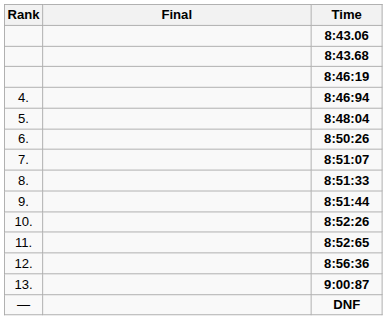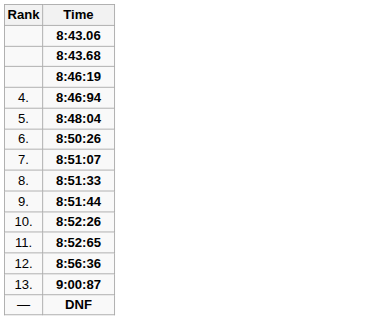- column: (177, 15)
